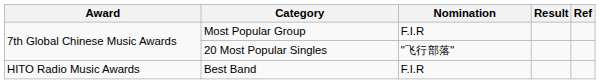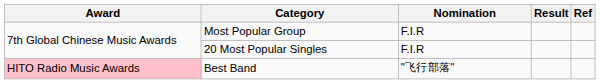(428, 50) "飞行部落" -> (413, 49) F.I.R
(73, 69) no background -> (73, 68) pink background
(413, 69) F.I.R -> (428, 68) "飞行部落"
